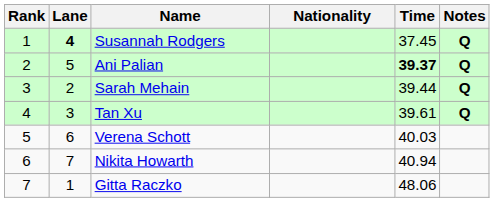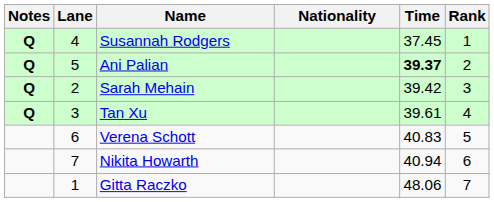columns swapped: (27, 16) <-> (465, 16)
(70, 40) bold -> (75, 40) normal
(417, 88) 39.44 -> (422, 88) 39.42
(417, 137) 40.03 -> (422, 137) 40.83
